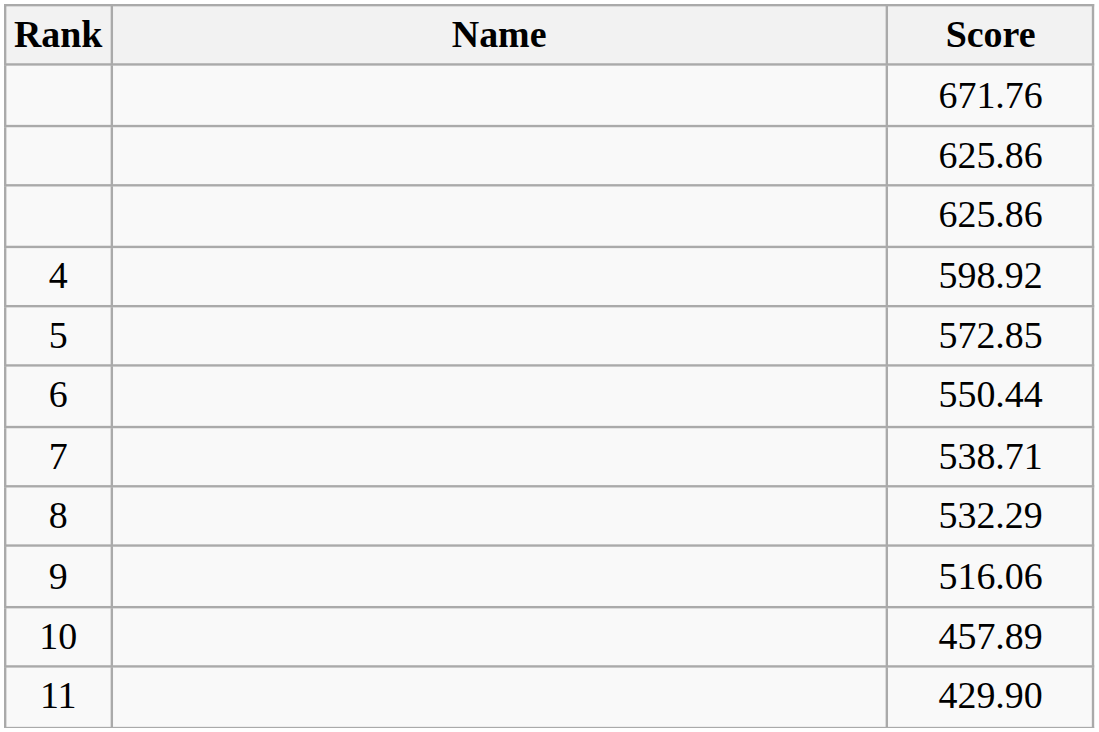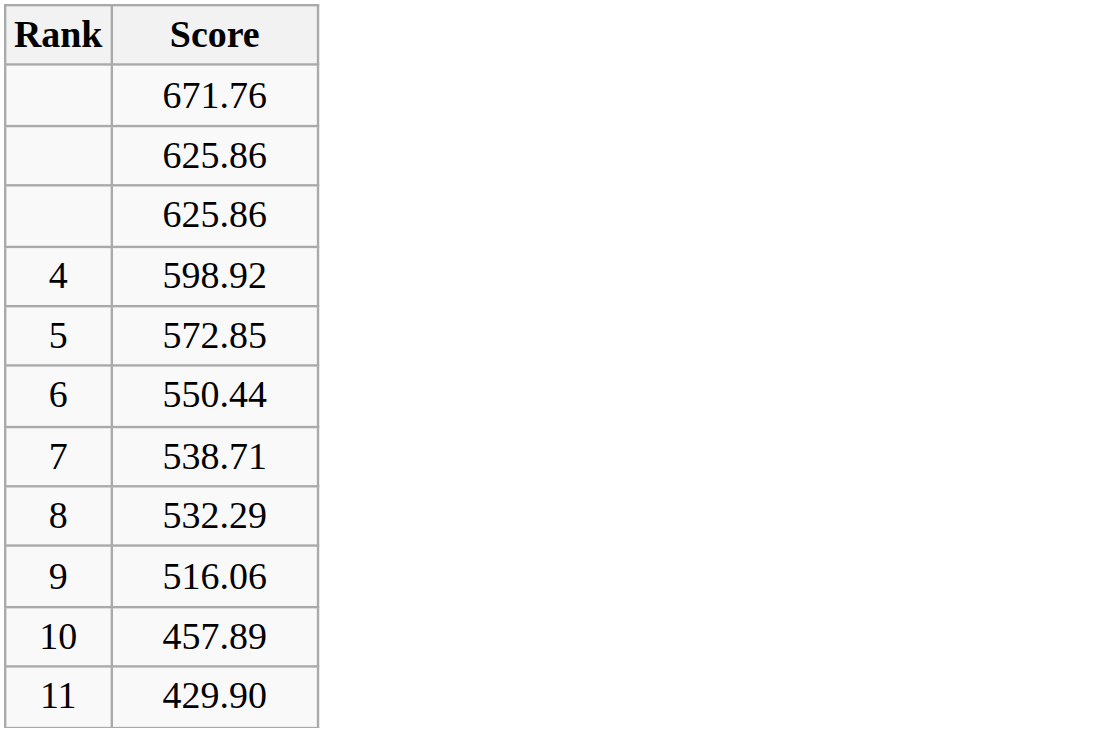- column: (499, 34)
